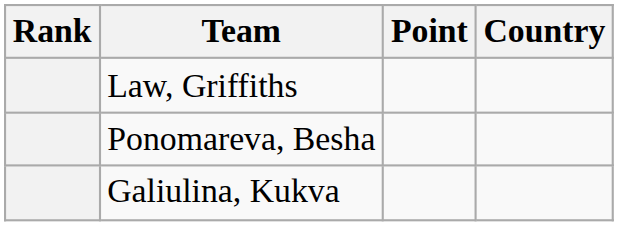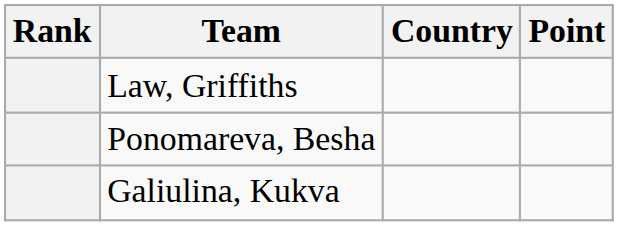columns swapped: (544, 31) <-> (429, 31)
